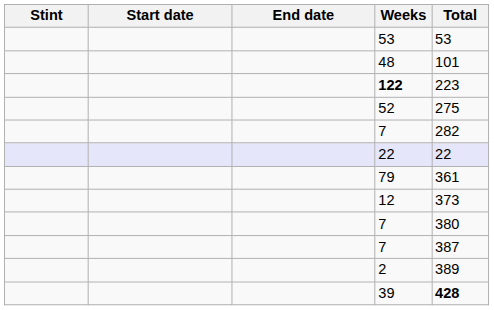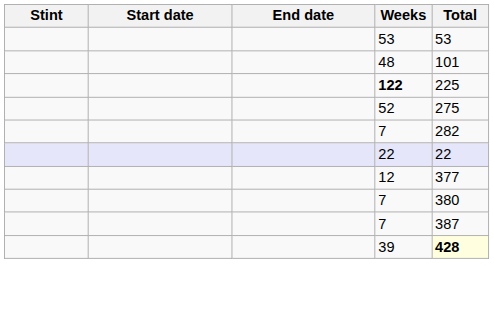(447, 85) 223 -> (447, 85) 225
- row: (46, 178)
(447, 200) 373 -> (447, 177) 377
- row: (46, 270)
(447, 293) no background -> (447, 246) lightyellow background
